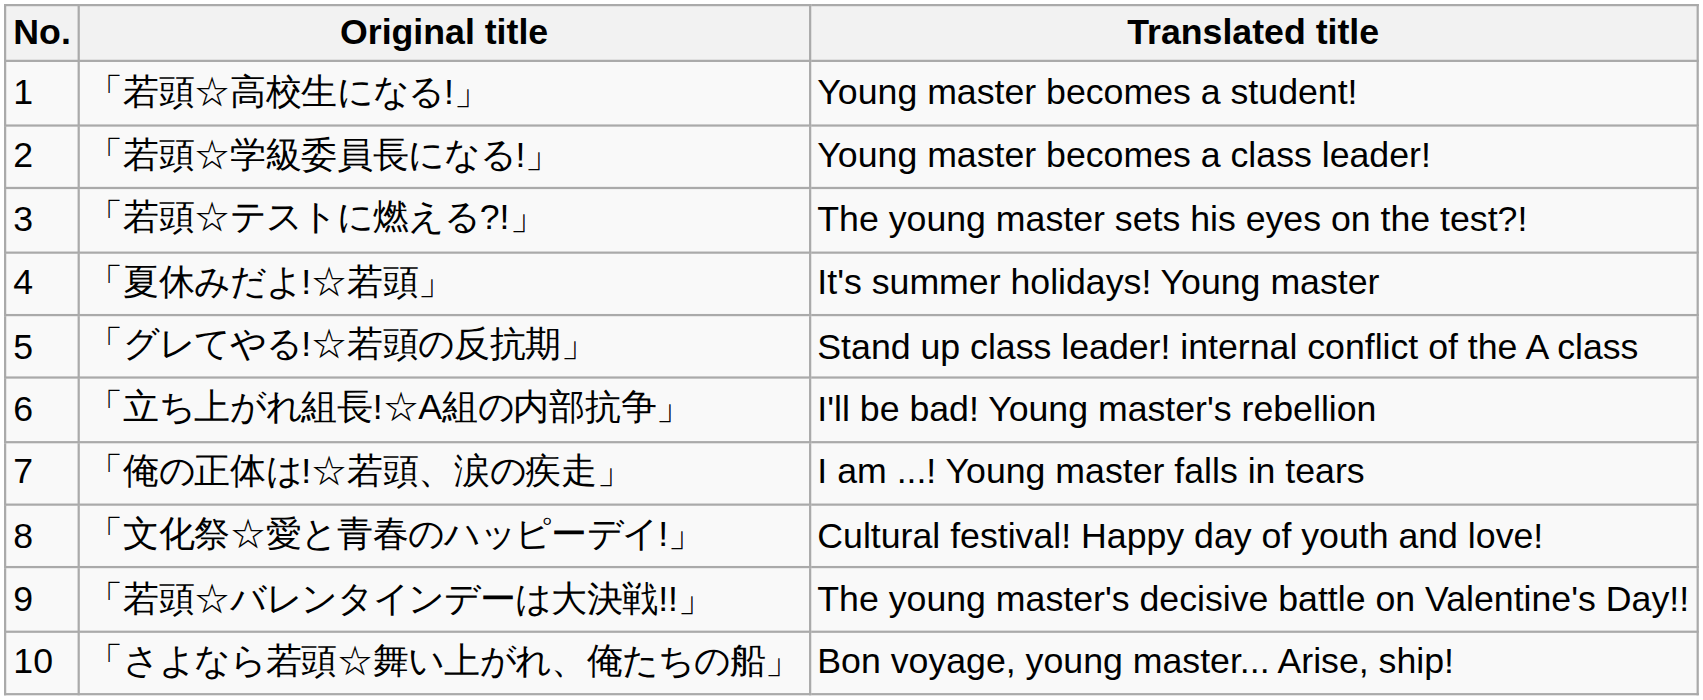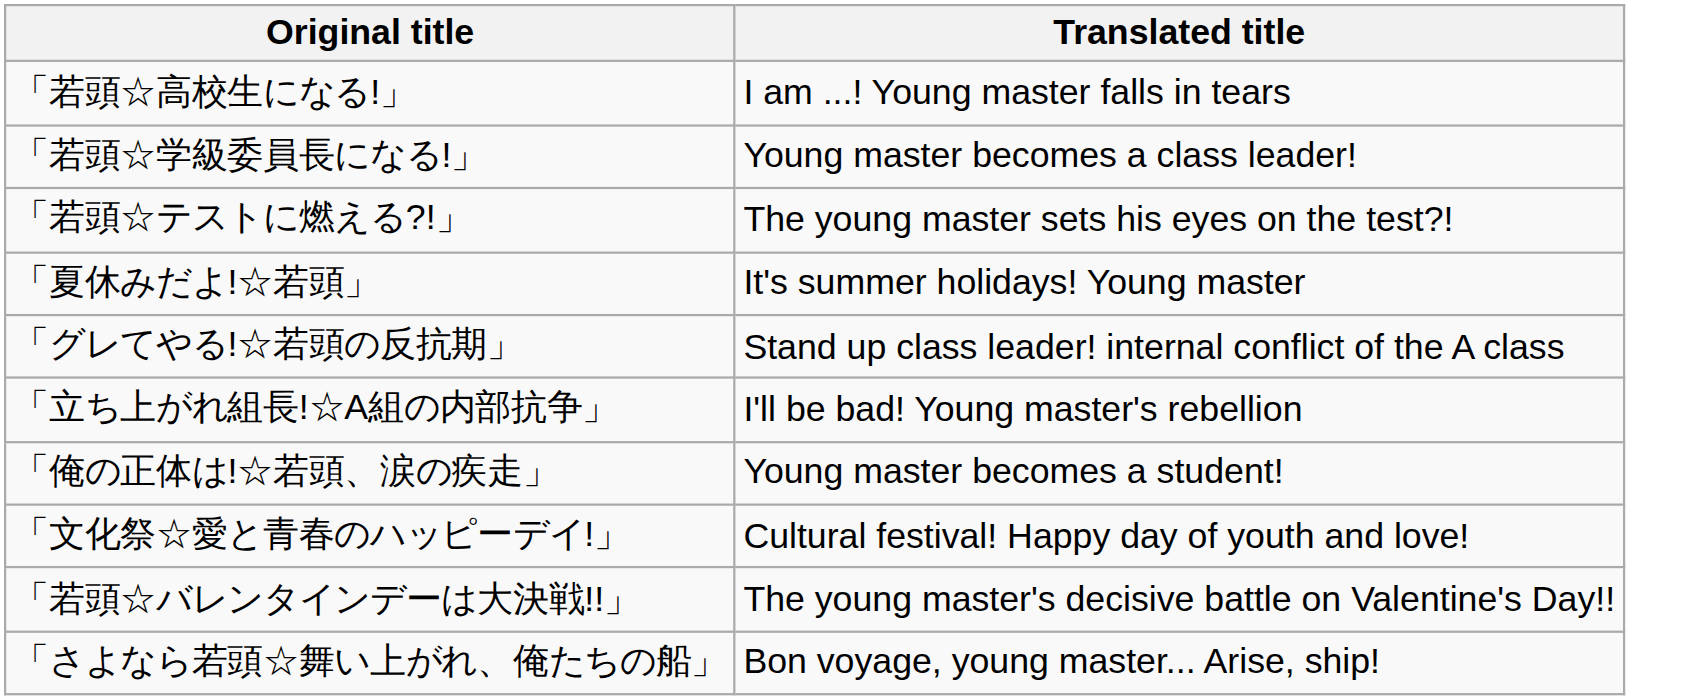- column: (42, 32)
(1087, 92) Young master becomes a student! -> (1017, 92) I am ...! Young master falls in tears
(1091, 472) I am ...! Young master falls in tears -> (1013, 472) Young master becomes a student!
